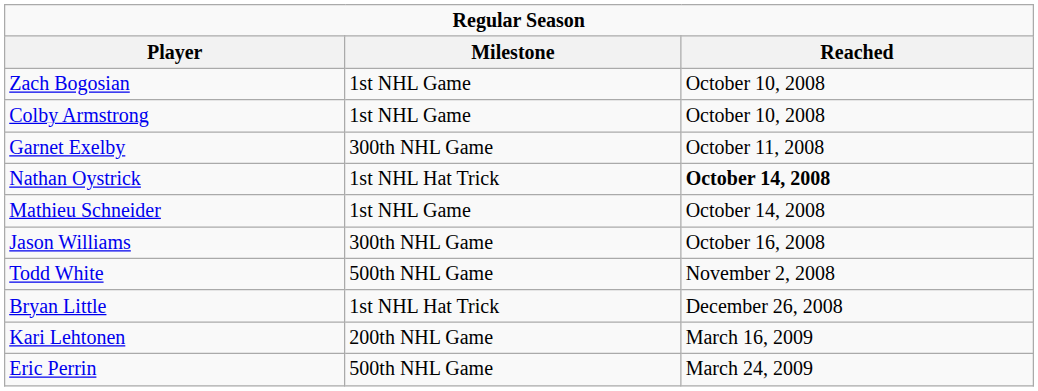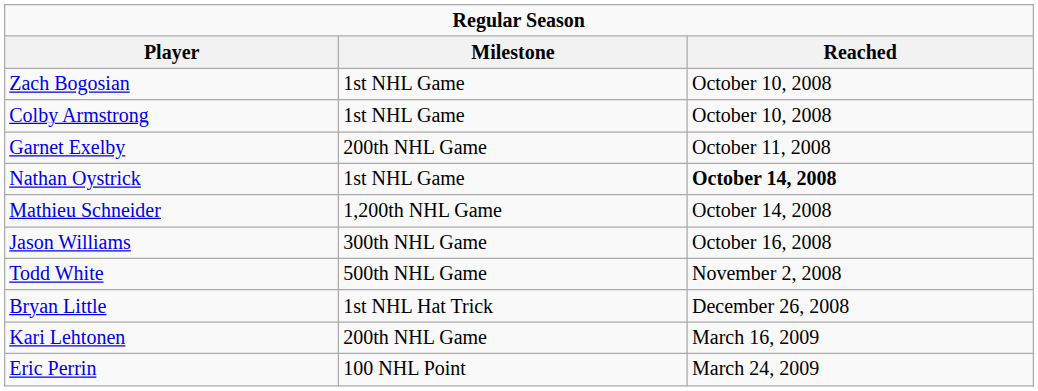(421, 147) 300th NHL Game -> (415, 147) 200th NHL Game
(424, 178) 1st NHL Hat Trick -> (404, 178) 1st NHL Game
(410, 210) 1st NHL Game -> (423, 210) 1,200th NHL Game
(421, 369) 500th NHL Game -> (405, 369) 100 NHL Point
